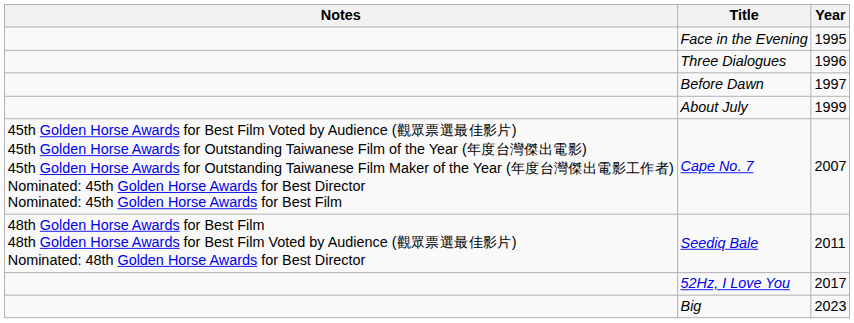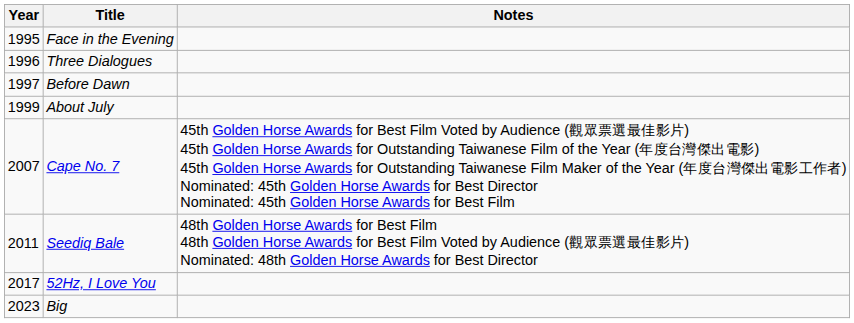columns swapped: (830, 15) <-> (341, 15)
